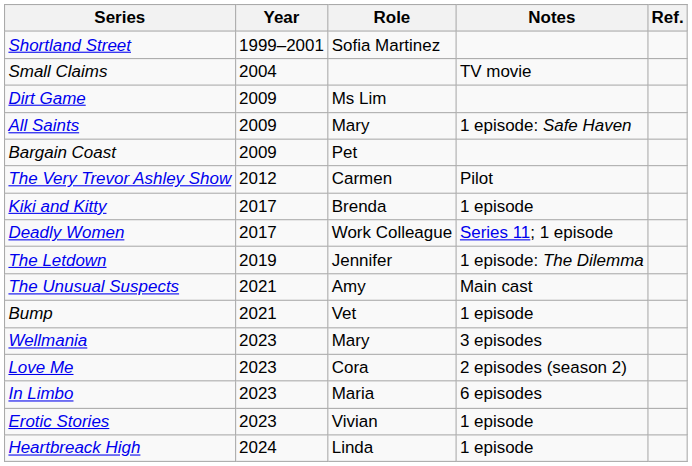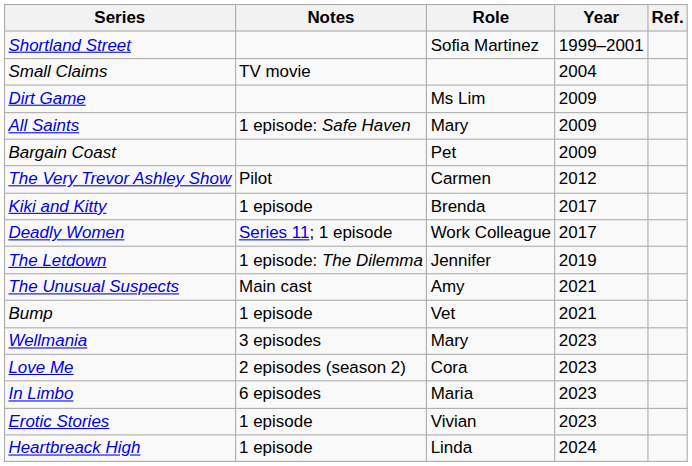columns swapped: (281, 17) <-> (552, 17)
